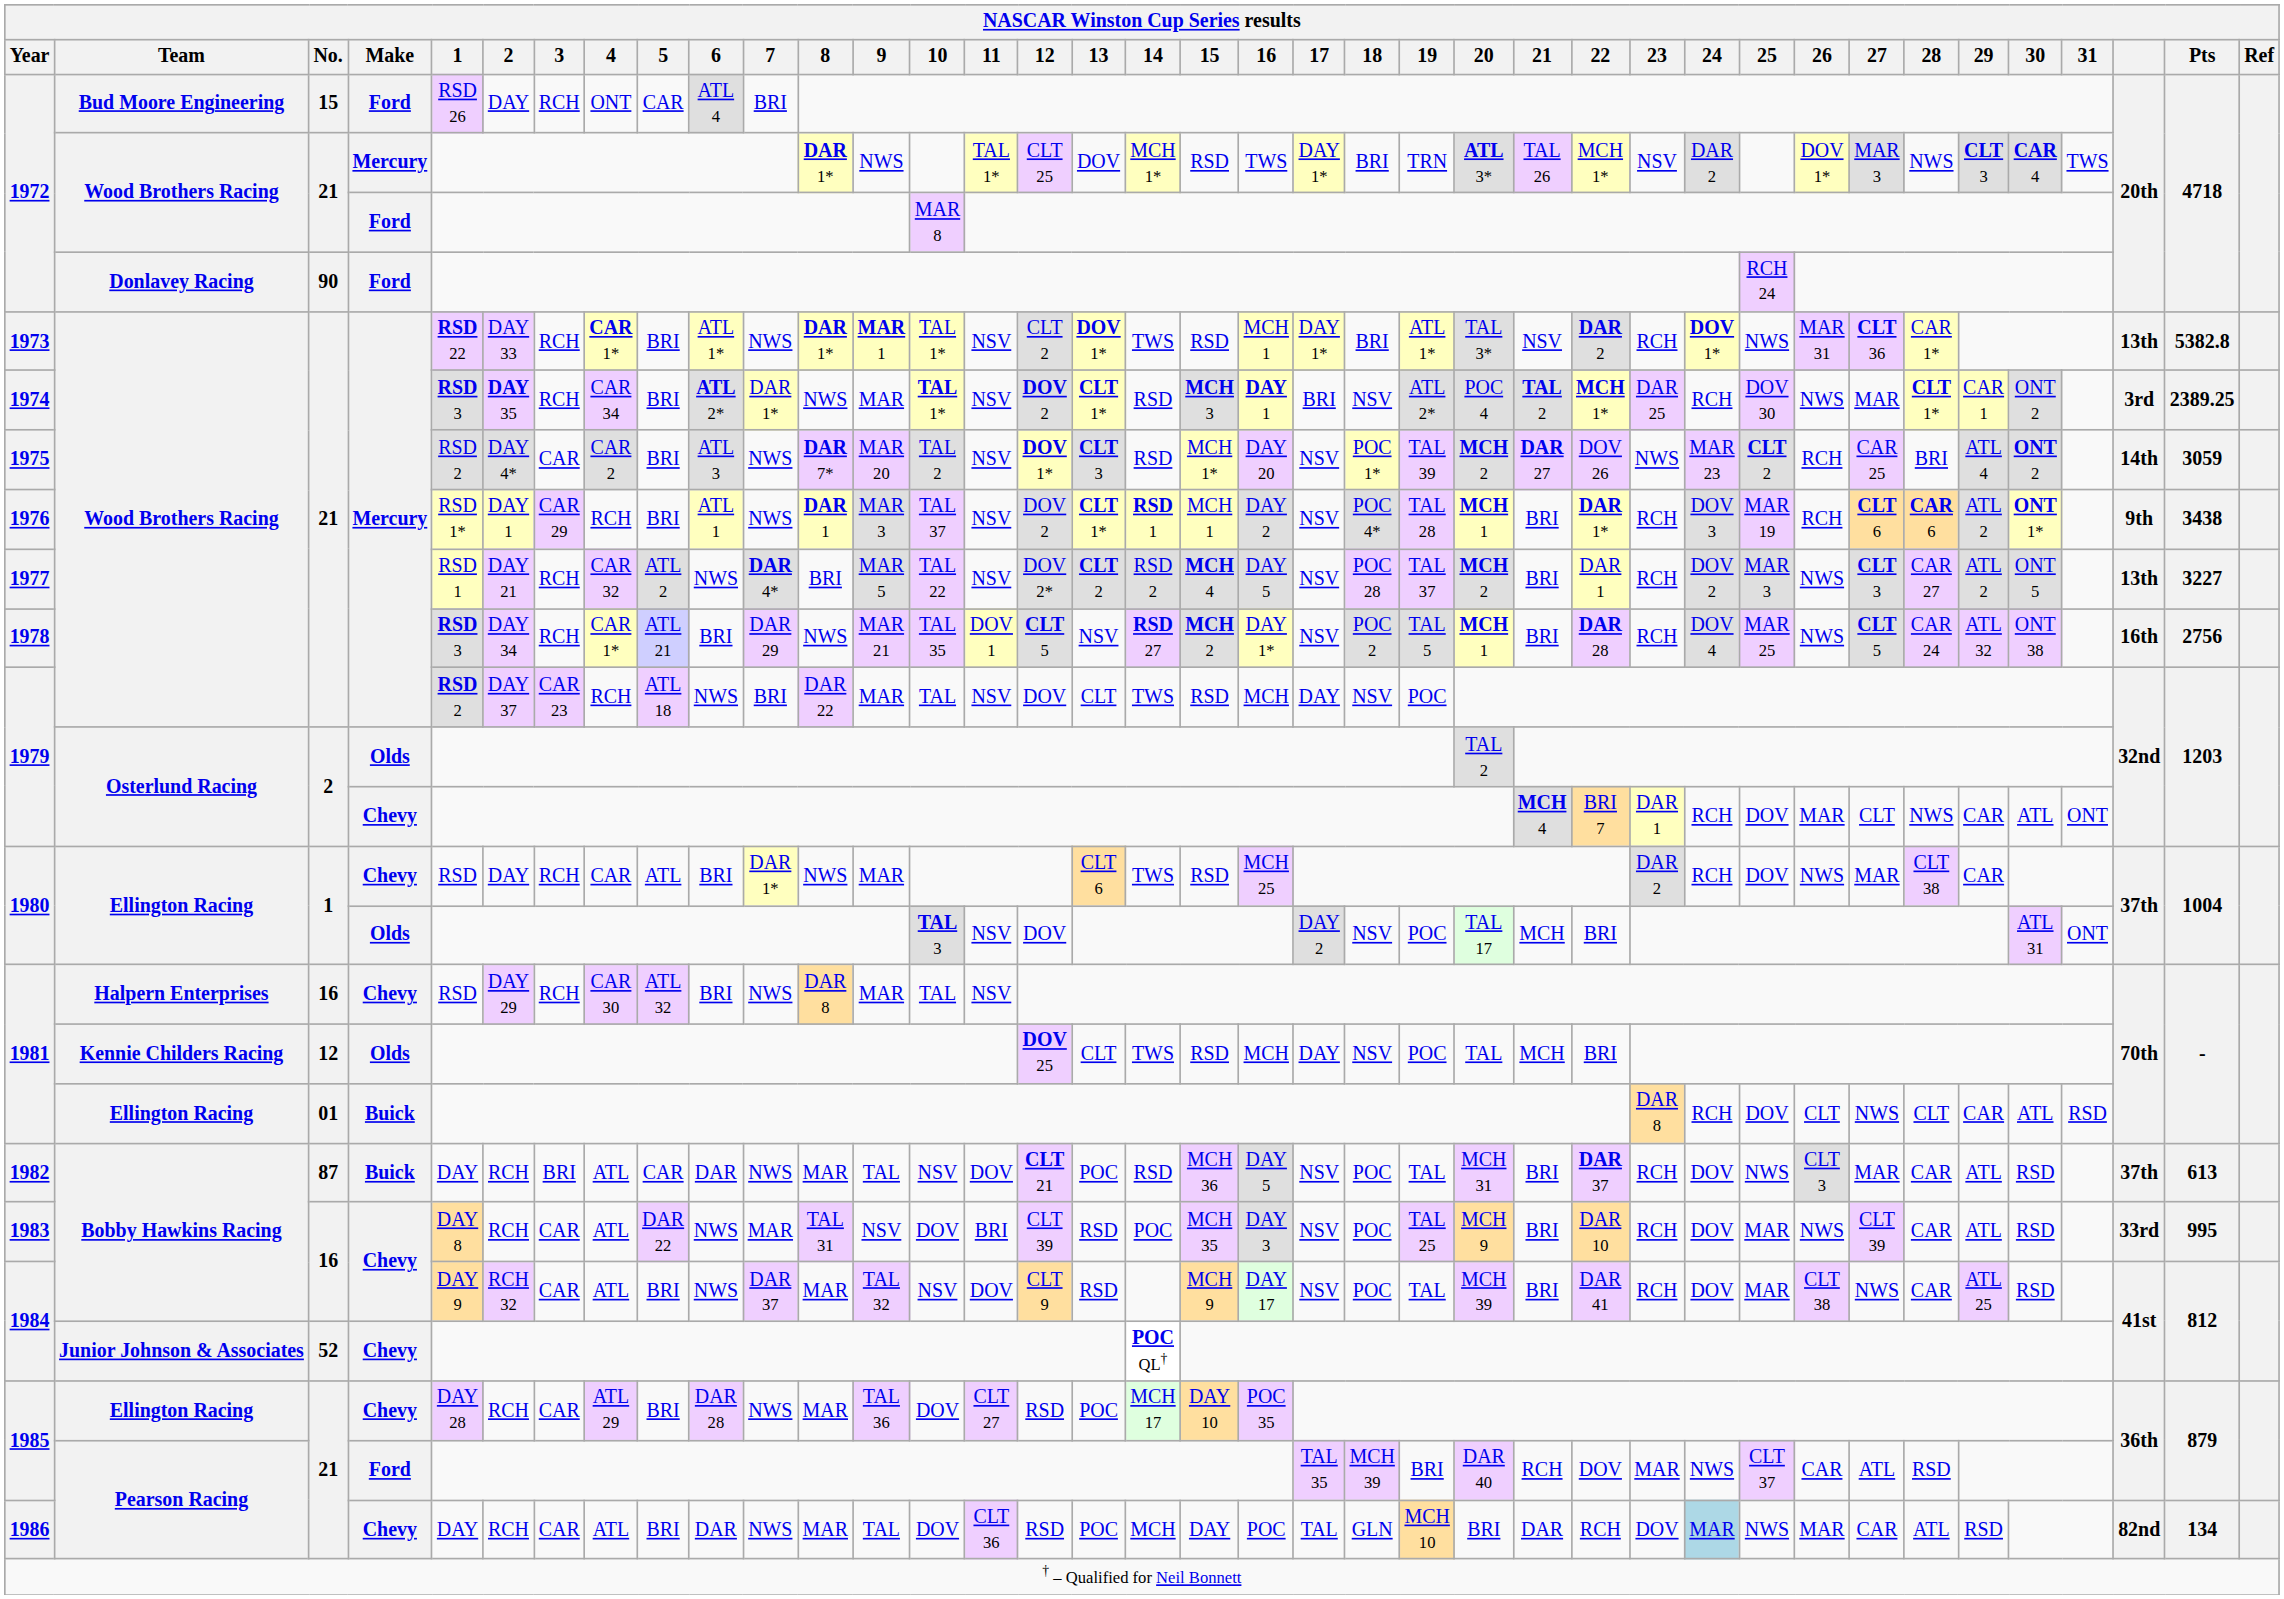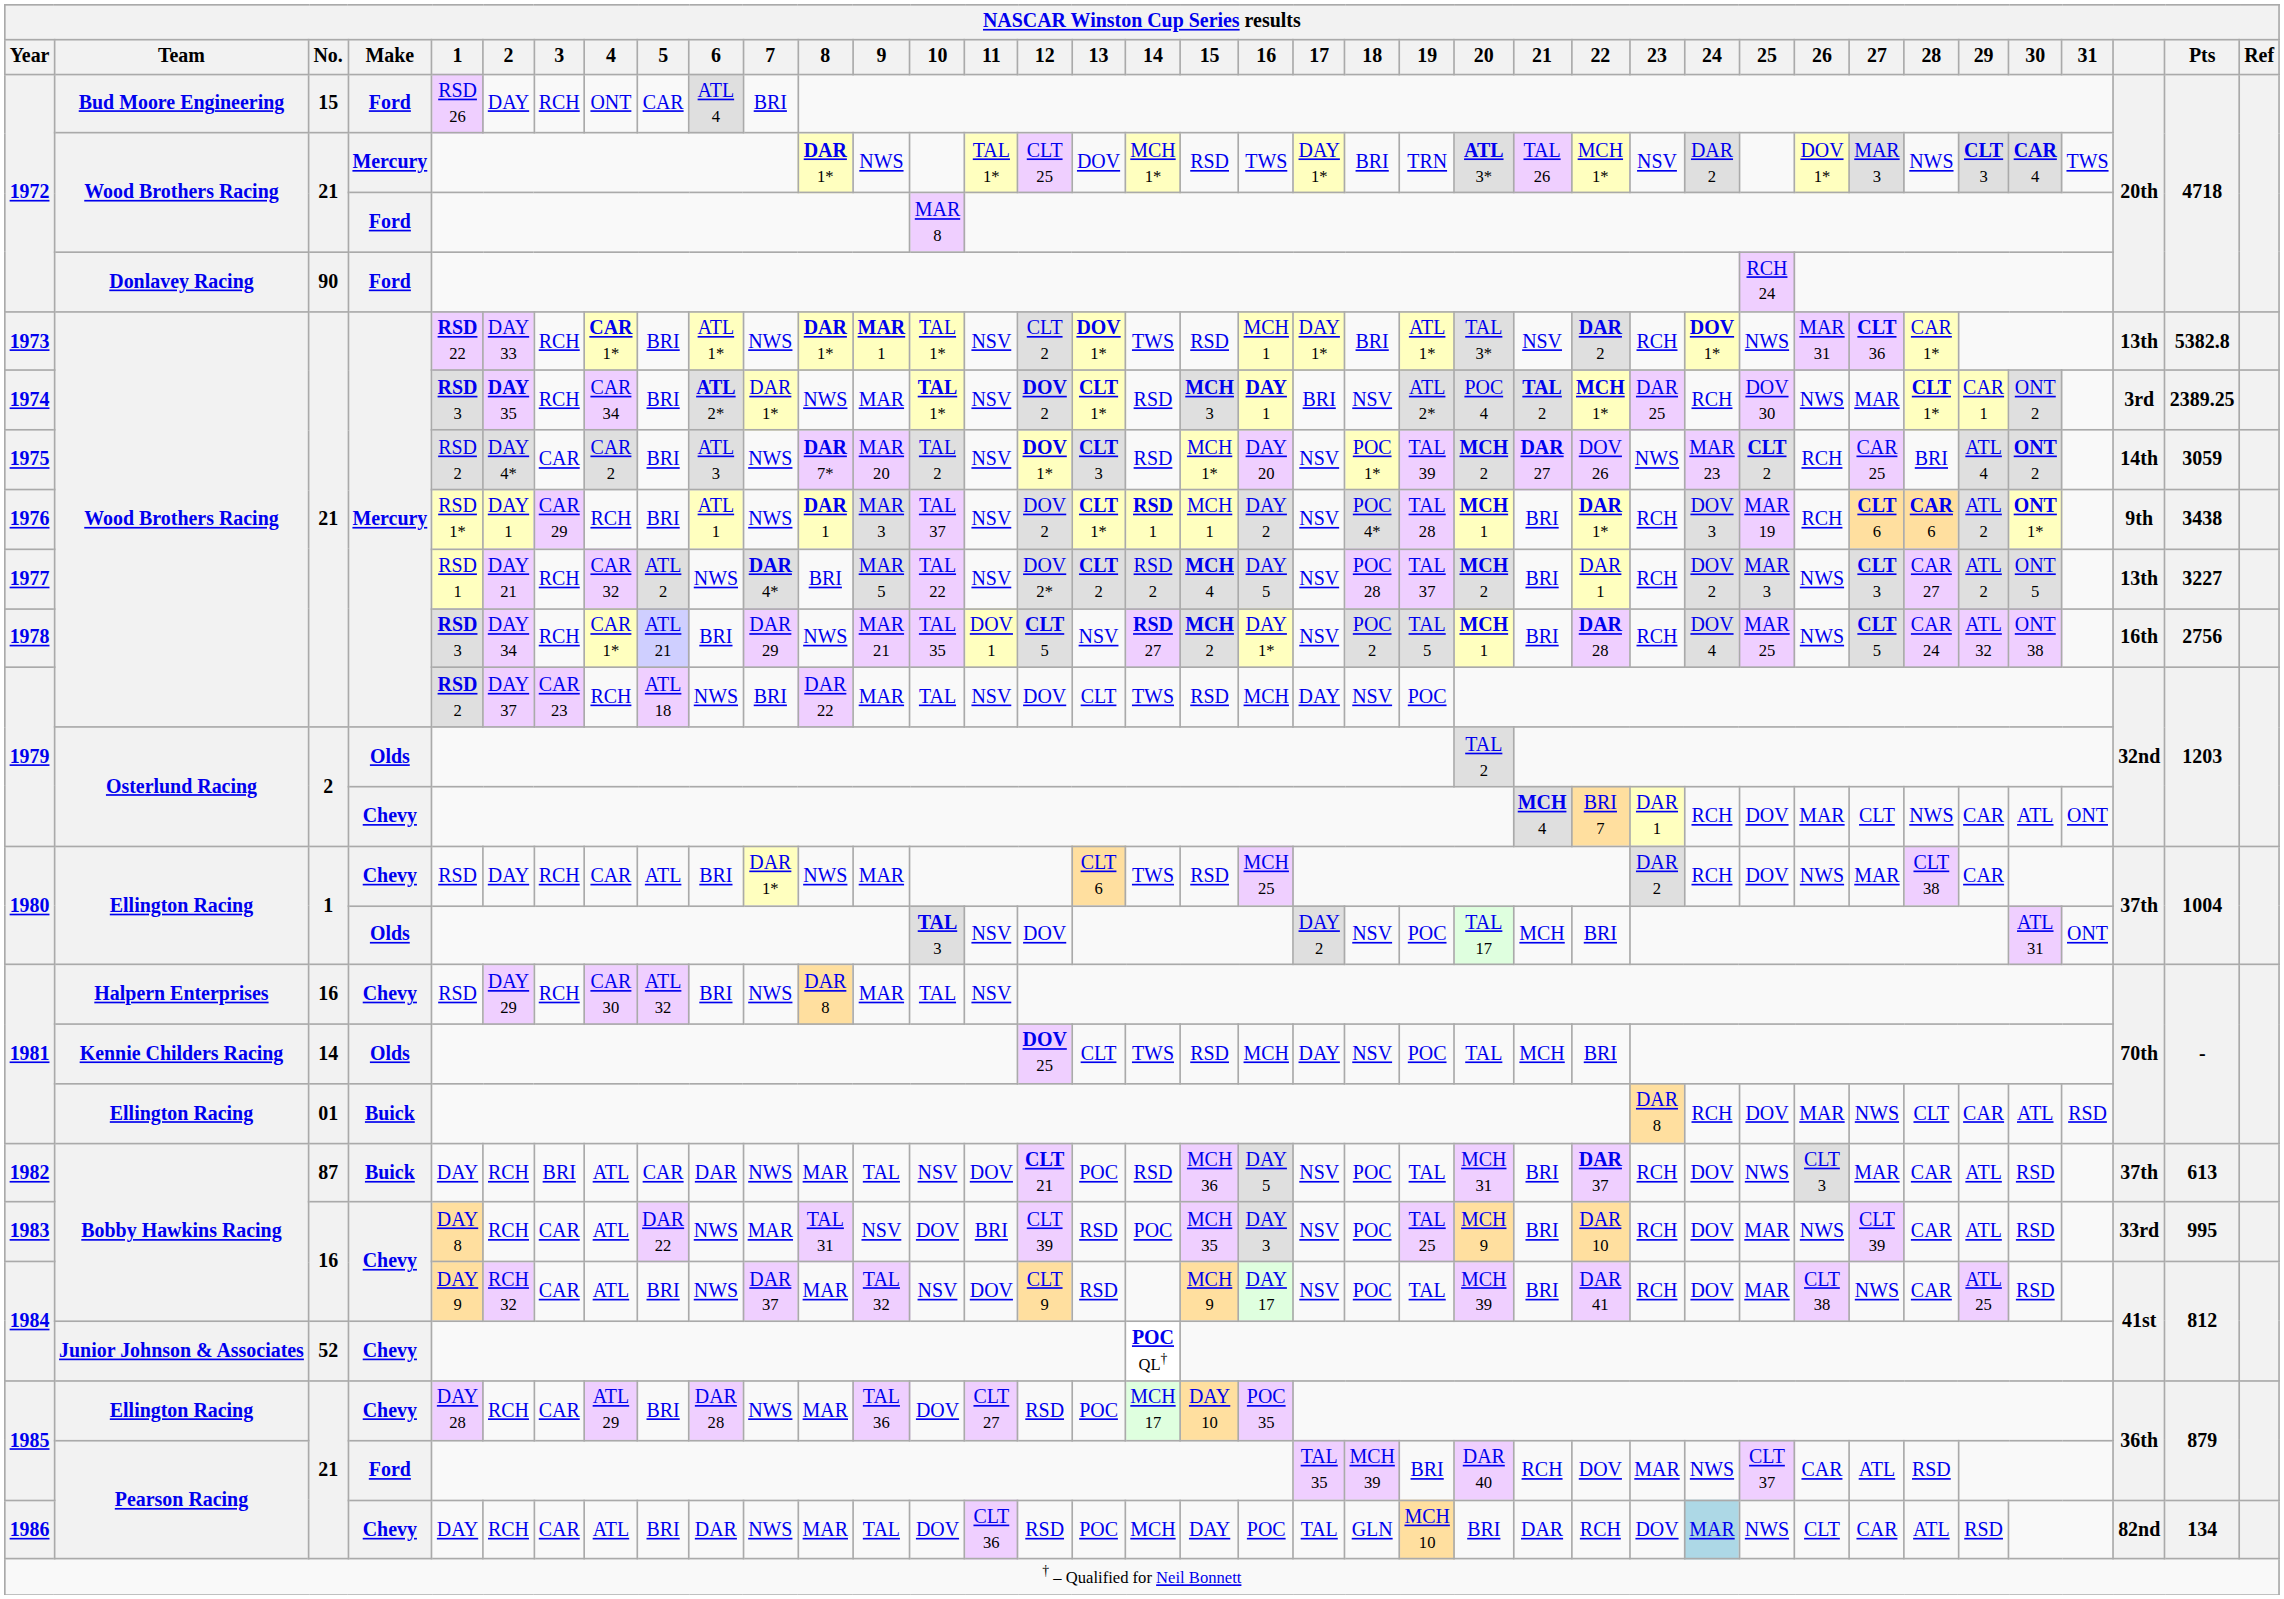(328, 1053) 12 -> (328, 1053) 14
(1822, 1112) CLT -> (1822, 1112) MAR
(1822, 1529) MAR -> (1822, 1529) CLT
